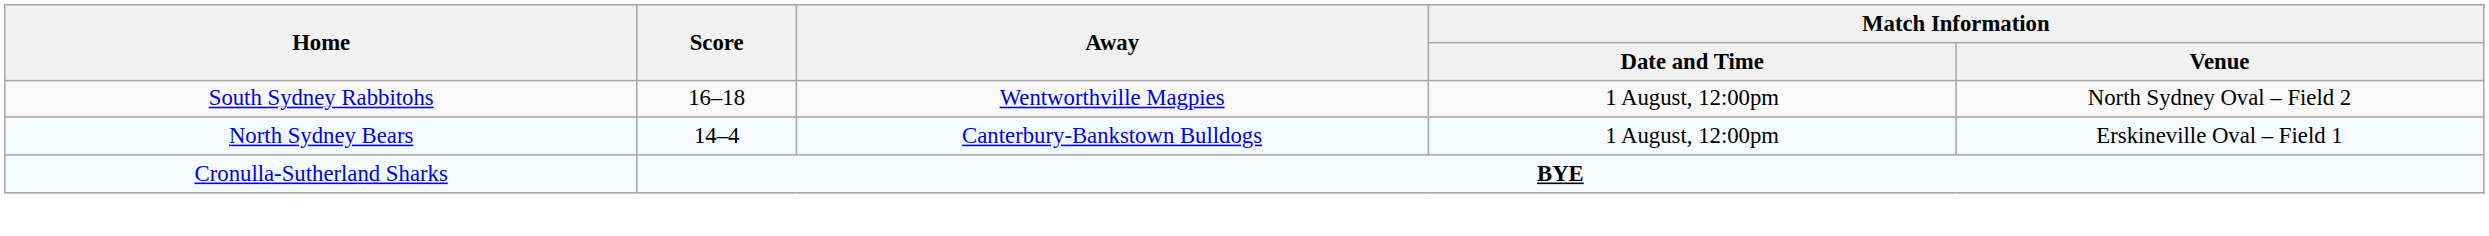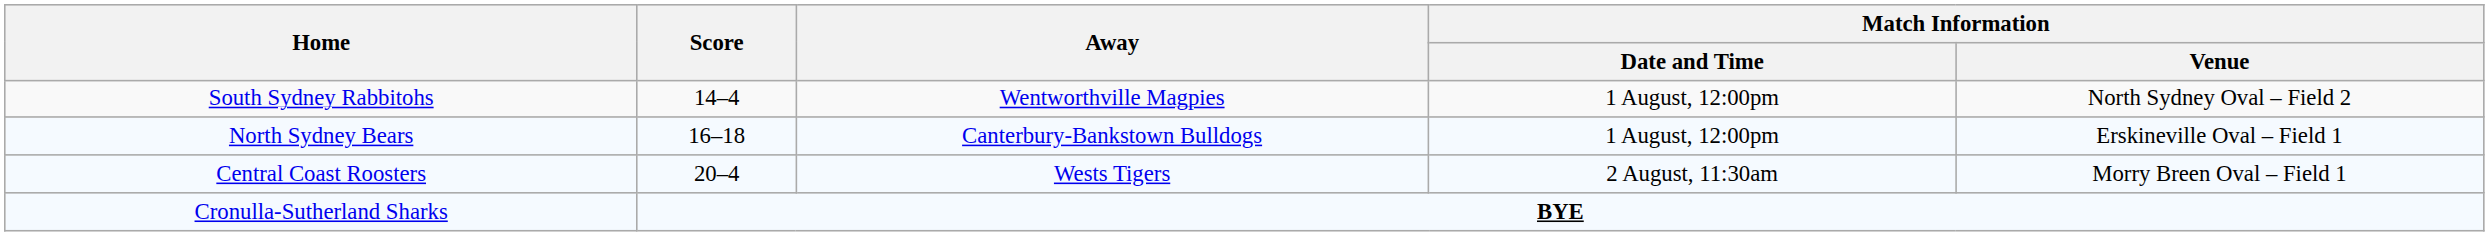(717, 98) 16–18 -> (717, 98) 14–4
(717, 136) 14–4 -> (717, 136) 16–18
+ row: (321, 173)
